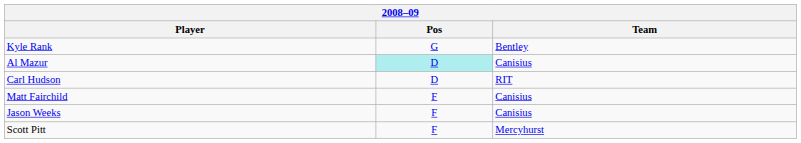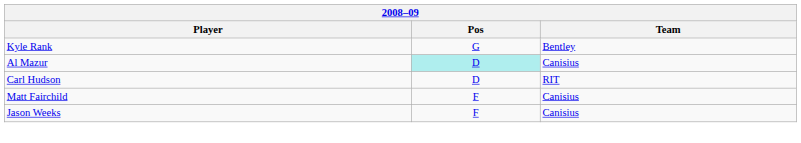- row: (26, 130)
